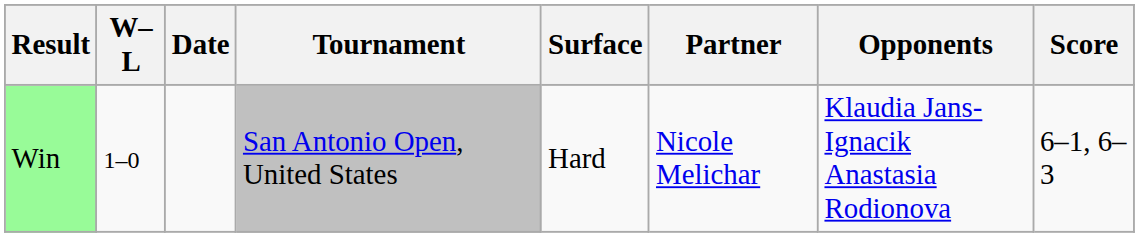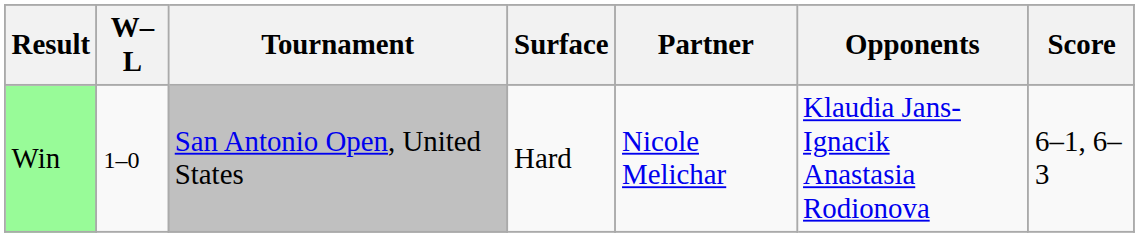- column: (201, 44)
